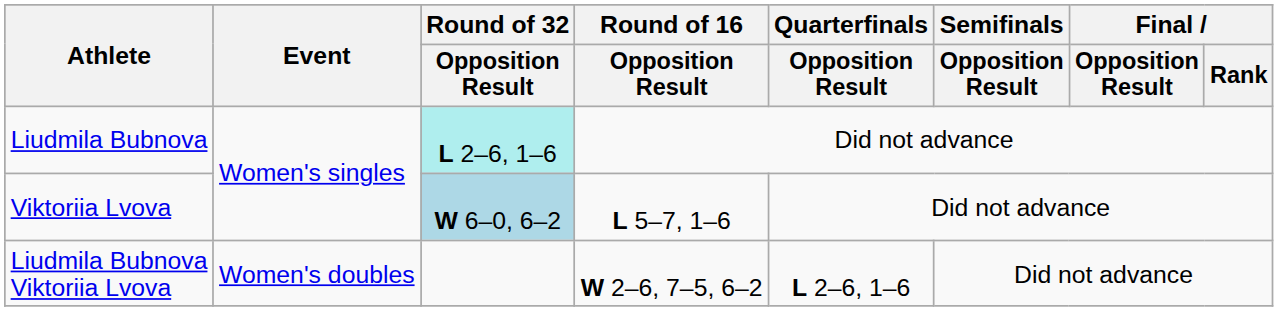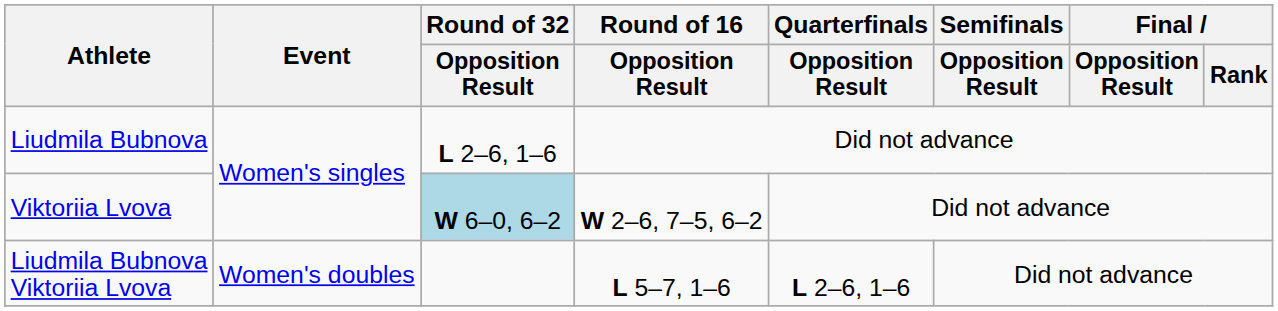(498, 154) paleturquoise background -> (498, 154) no background
(672, 221) L 5–7, 1–6 -> (672, 221) W 2–6, 7–5, 6–2
(672, 287) W 2–6, 7–5, 6–2 -> (672, 287) L 5–7, 1–6
